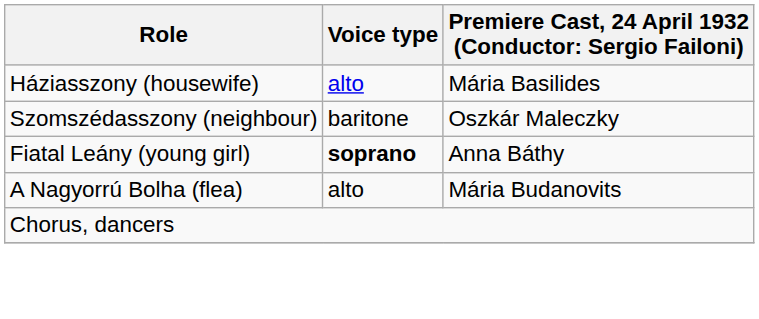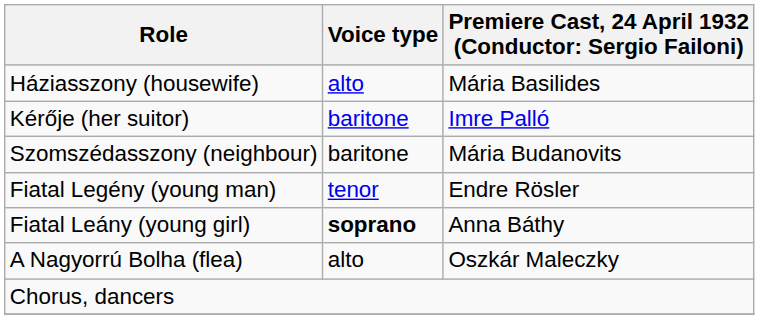+ row: (99, 118)
(534, 118) Oszkár Maleczky -> (535, 154) Mária Budanovits
+ row: (143, 189)
(535, 189) Mária Budanovits -> (534, 260) Oszkár Maleczky
